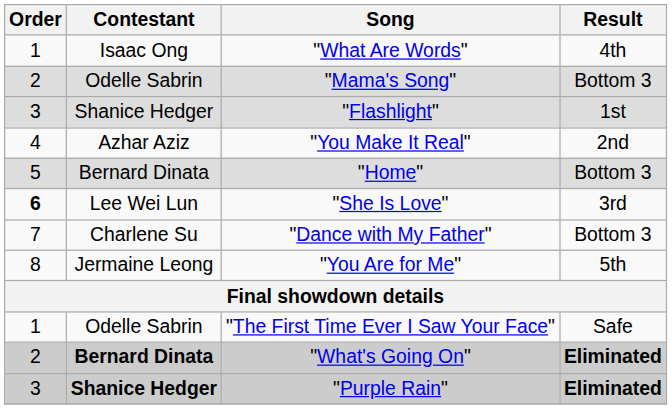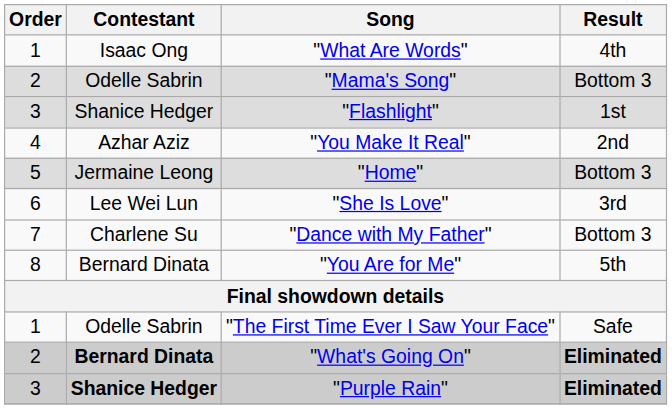(144, 173) Bernard Dinata -> (144, 173) Jermaine Leong
(35, 204) bold -> (35, 204) normal
(144, 265) Jermaine Leong -> (144, 265) Bernard Dinata
